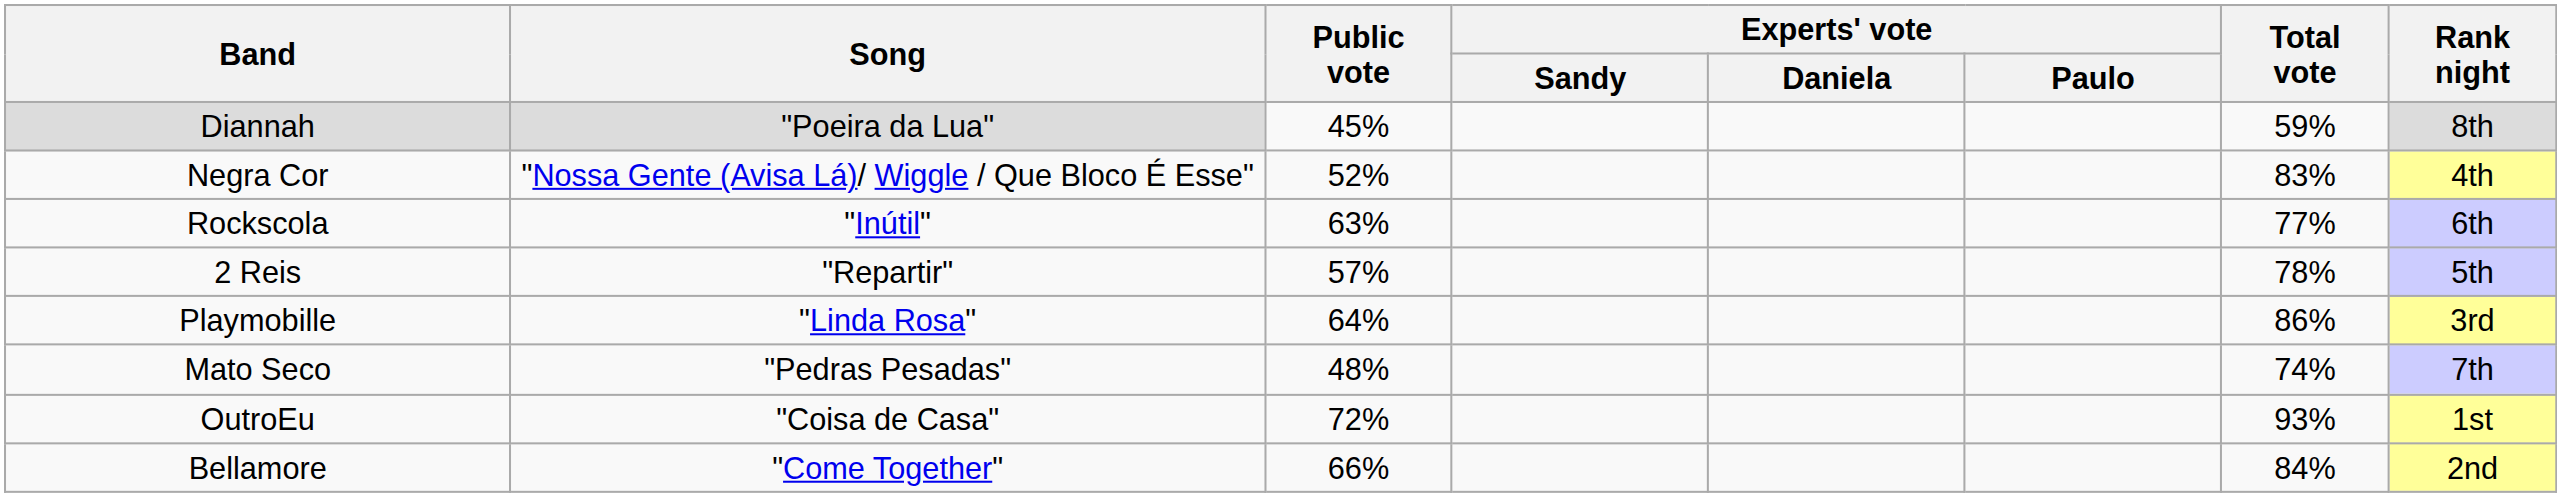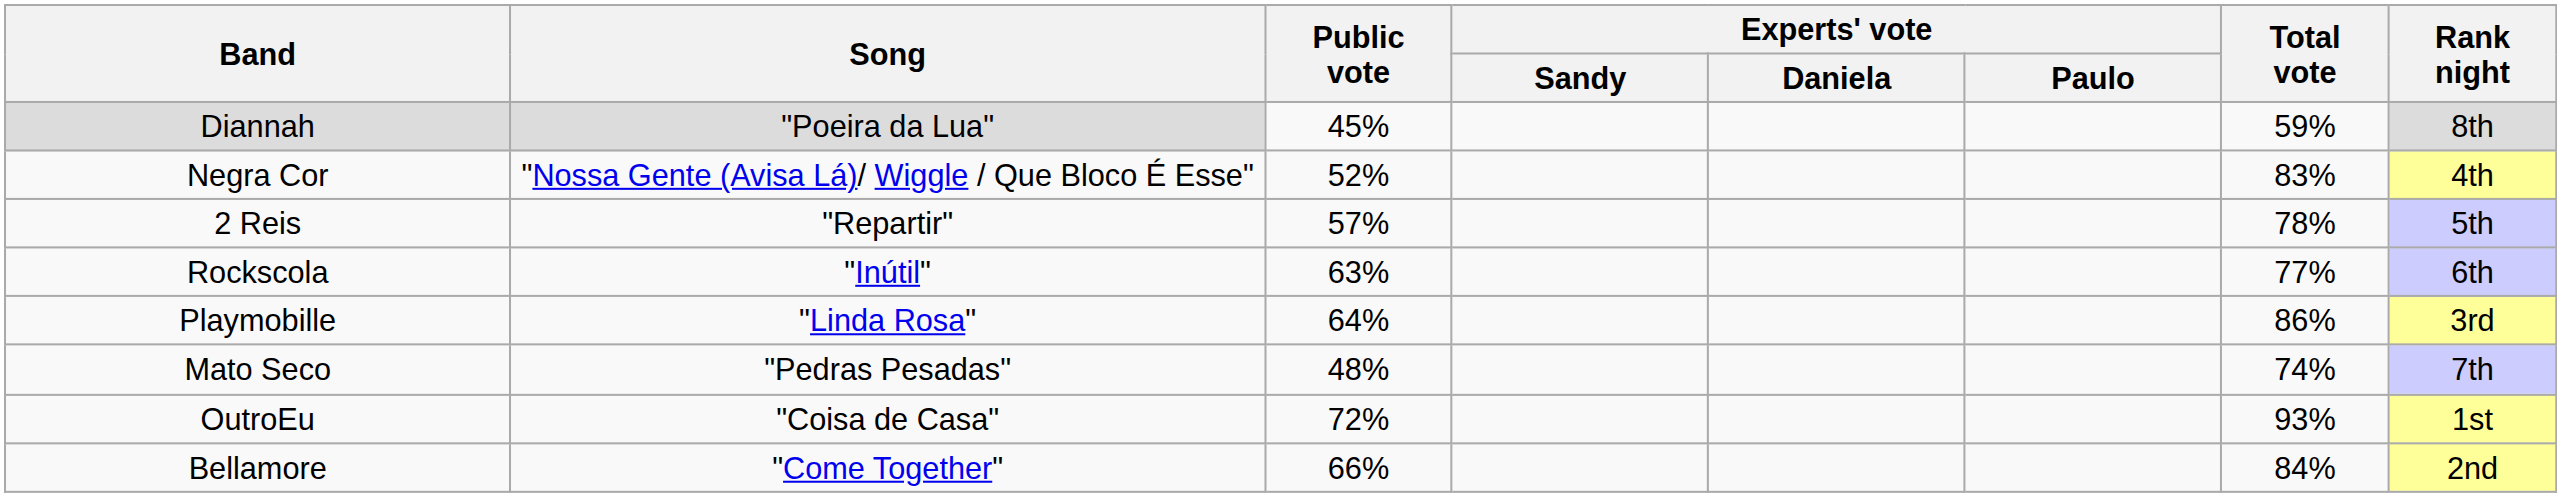rows swapped: (258, 224) <-> (258, 273)
